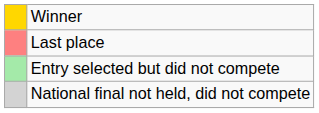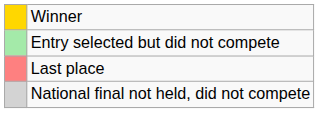rows swapped: (68, 42) <-> (155, 68)
